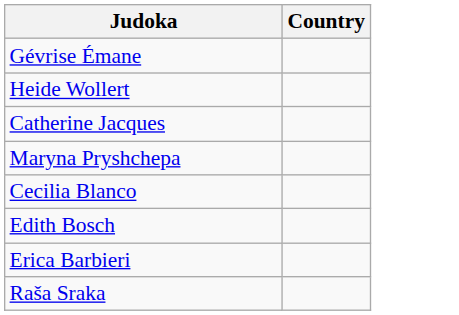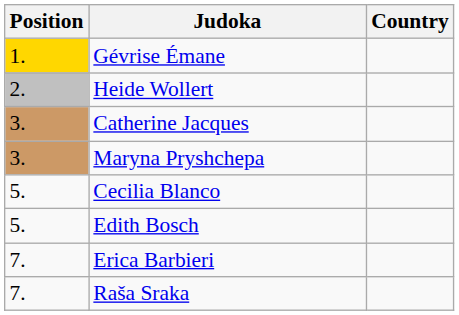+ column: (47, 21)
